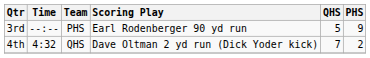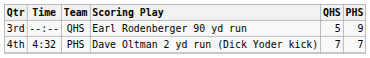(76, 29) PHS -> (76, 29) QHS
(76, 45) QHS -> (76, 45) PHS
(360, 45) 2 -> (360, 45) 7
